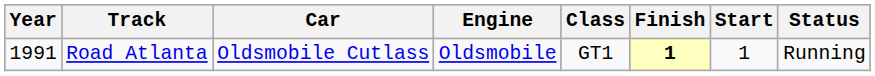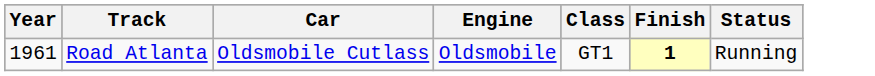- column: (744, 21)
(33, 54) 1991 -> (33, 54) 1961
